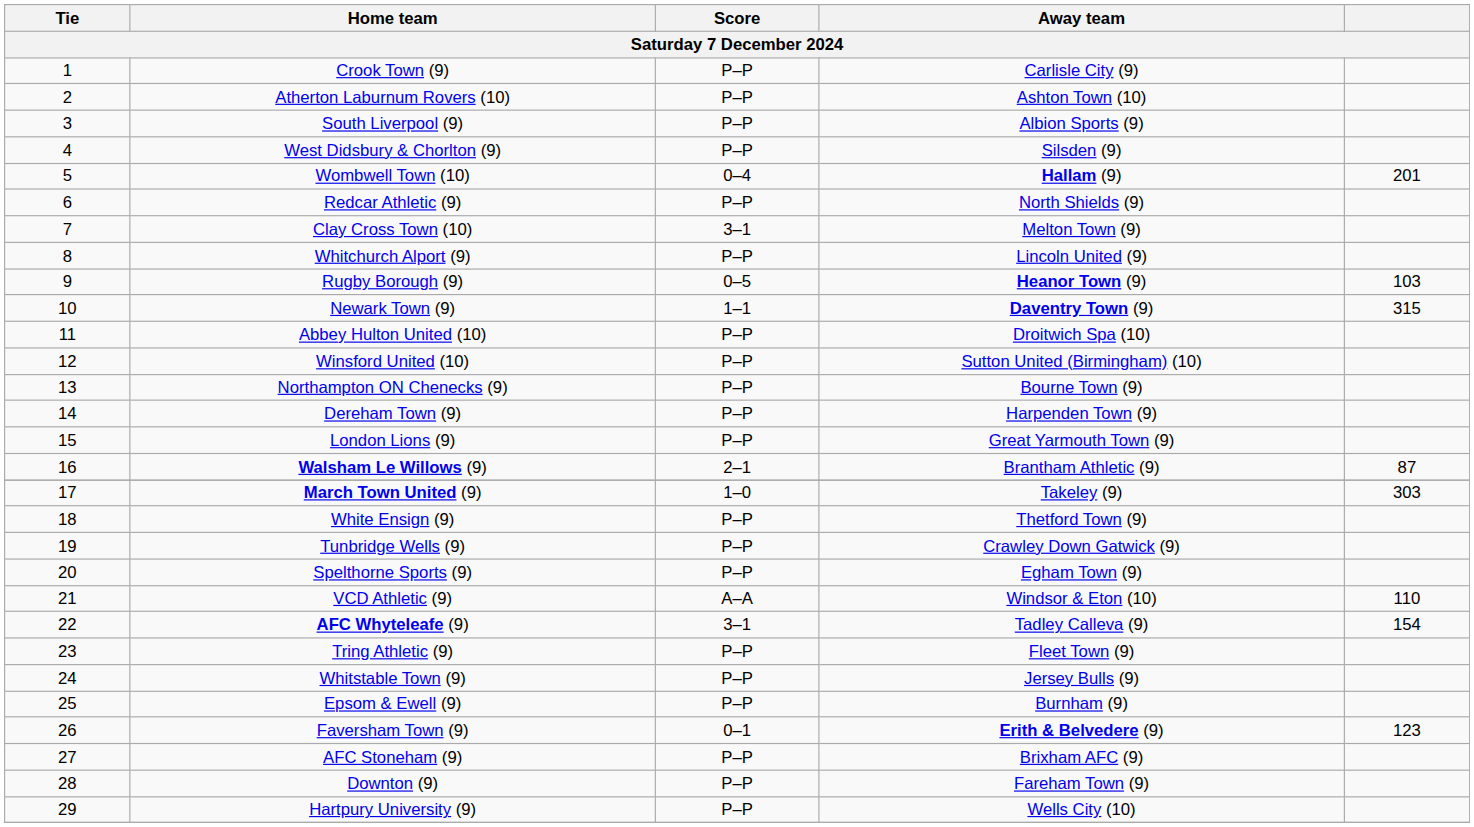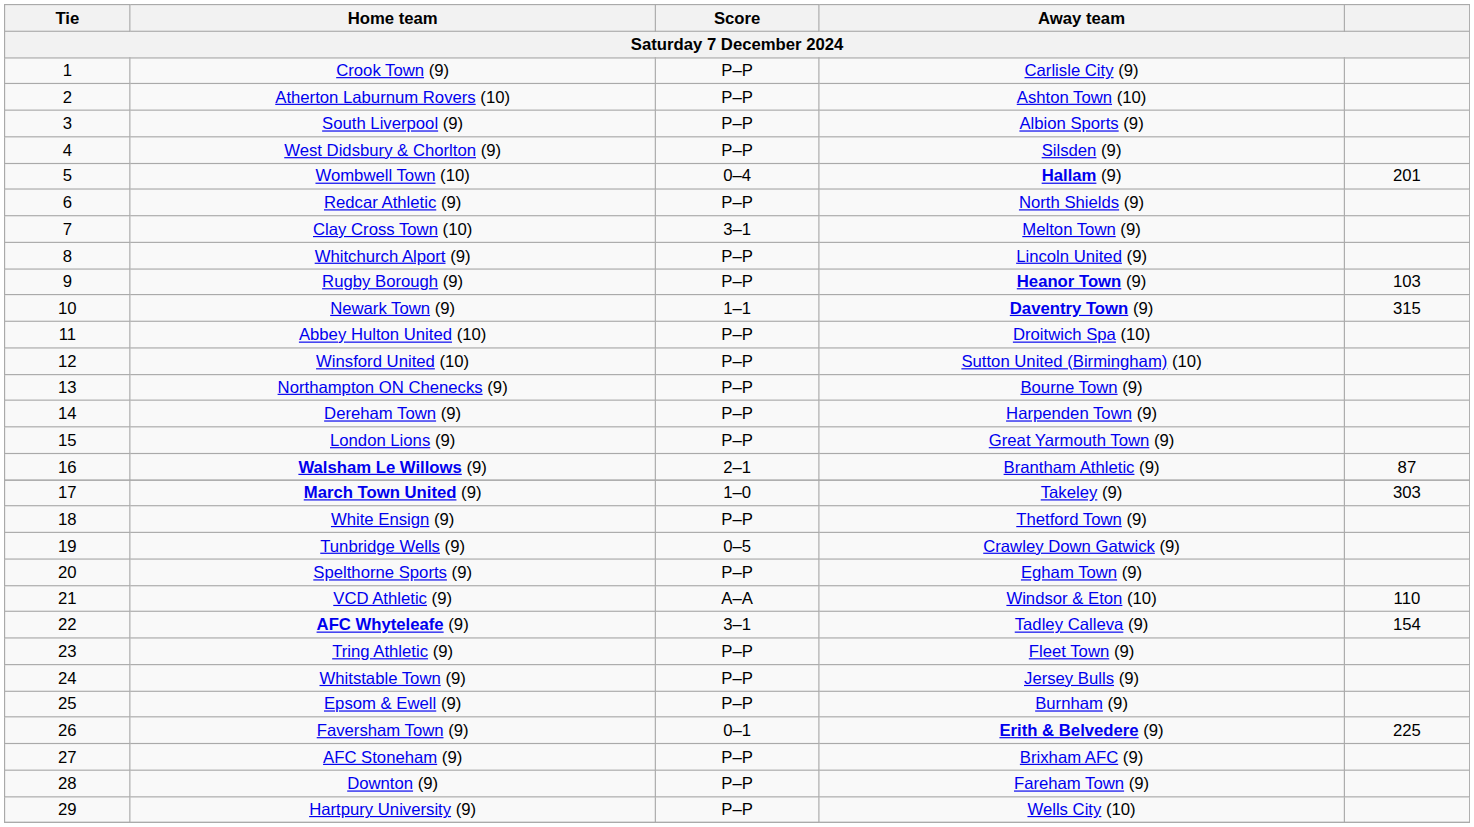(737, 282) 0–5 -> (737, 282) P–P
(737, 546) P–P -> (737, 546) 0–5
(1407, 731) 123 -> (1407, 731) 225
